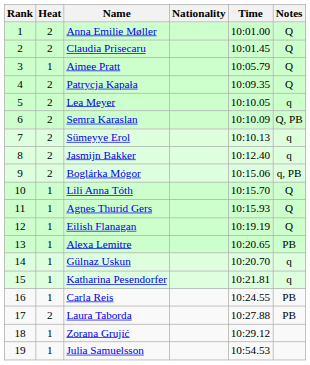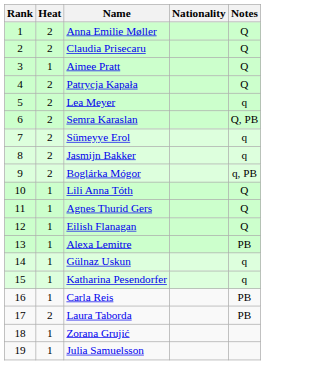- column: (250, 13)
